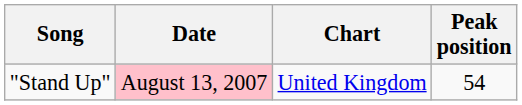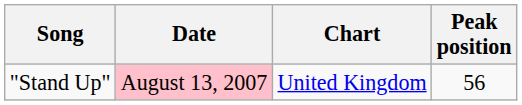(474, 81) 54 -> (474, 81) 56
